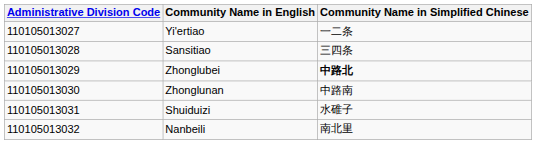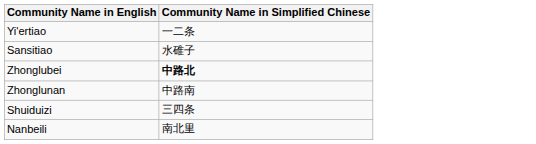- column: (84, 13)
(337, 51) 三四条 -> (178, 51) 水碓子
(337, 109) 水碓子 -> (178, 109) 三四条
